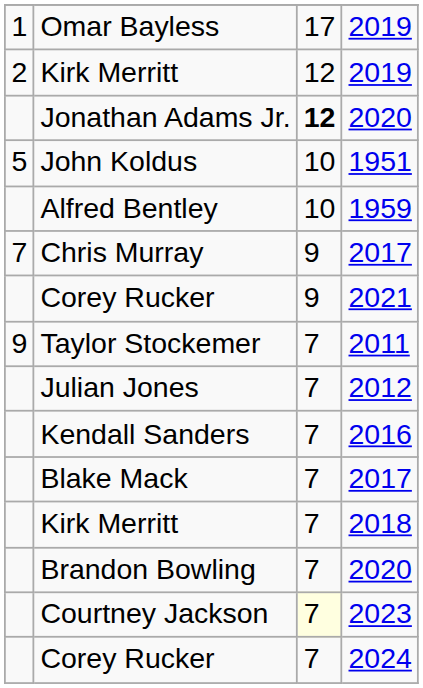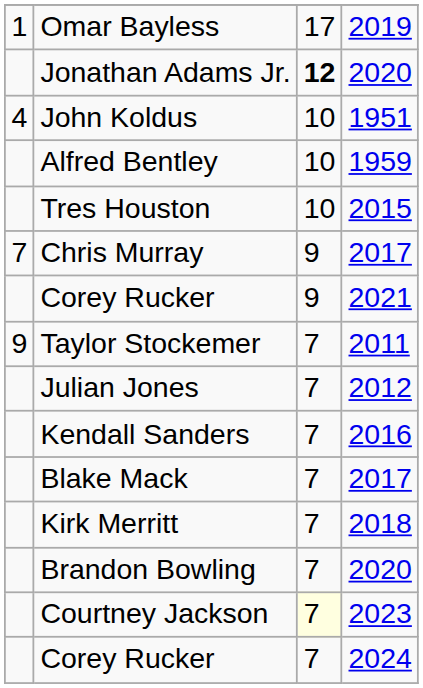- row: (109, 72)
(19, 162) 5 -> (19, 117) 4
+ row: (125, 207)
